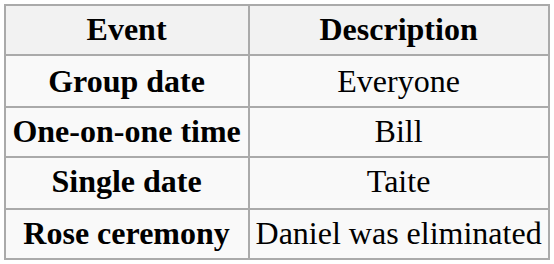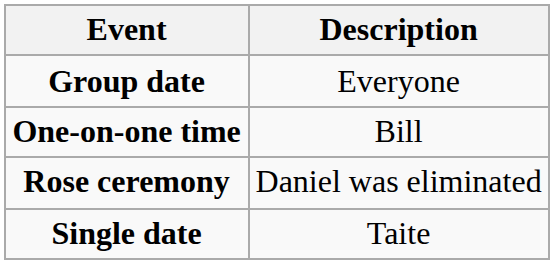rows swapped: (127, 182) <-> (127, 232)
